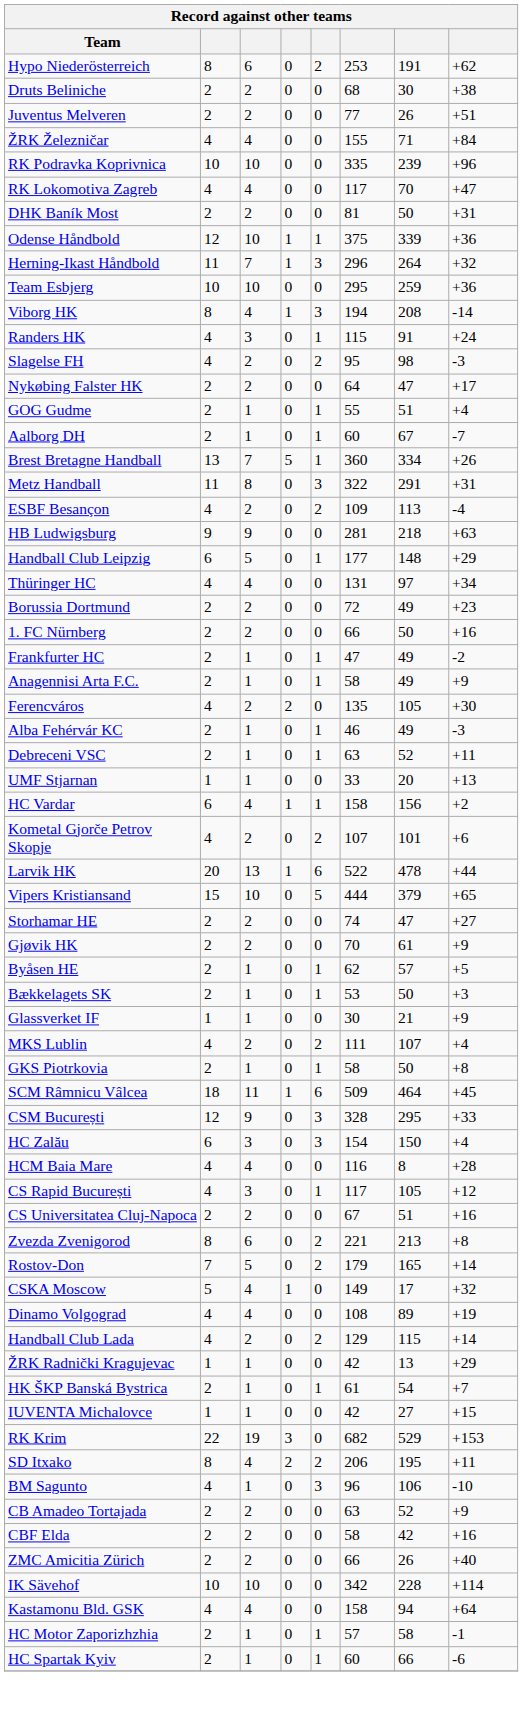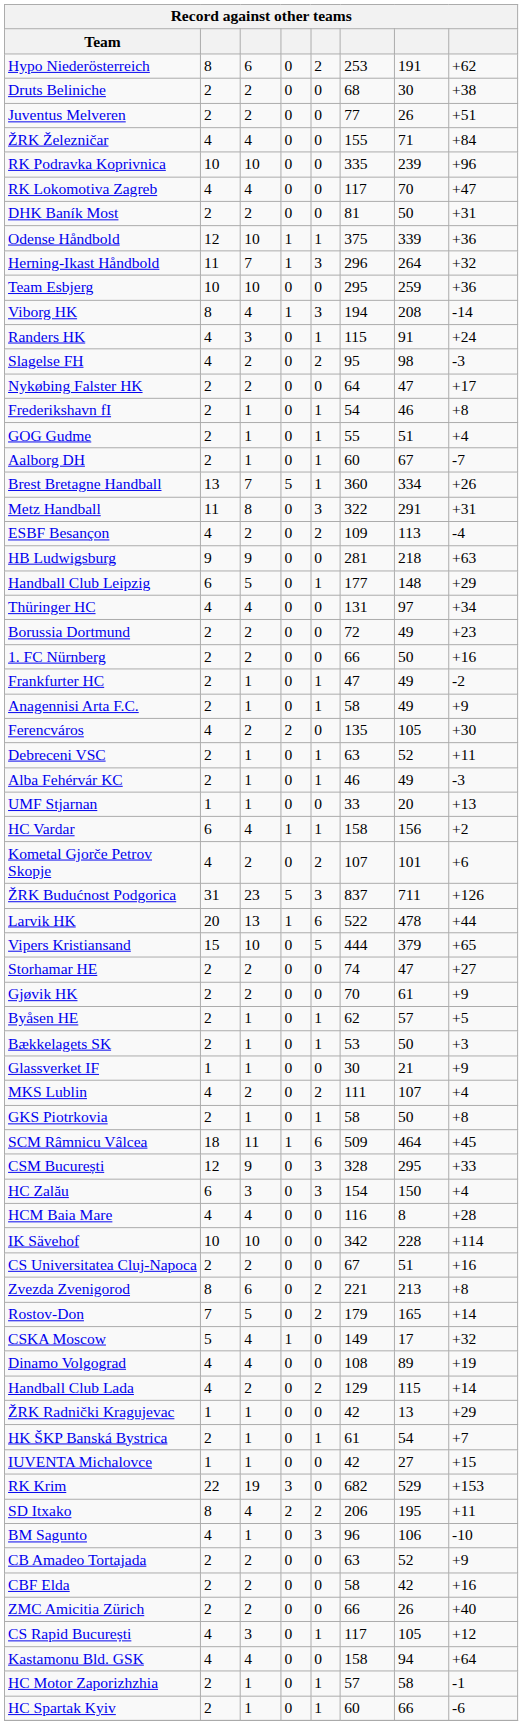+ row: (60, 410)
rows swapped: (57, 755) <-> (65, 730)
+ row: (92, 895)
rows swapped: (70, 1191) <-> (44, 1584)
